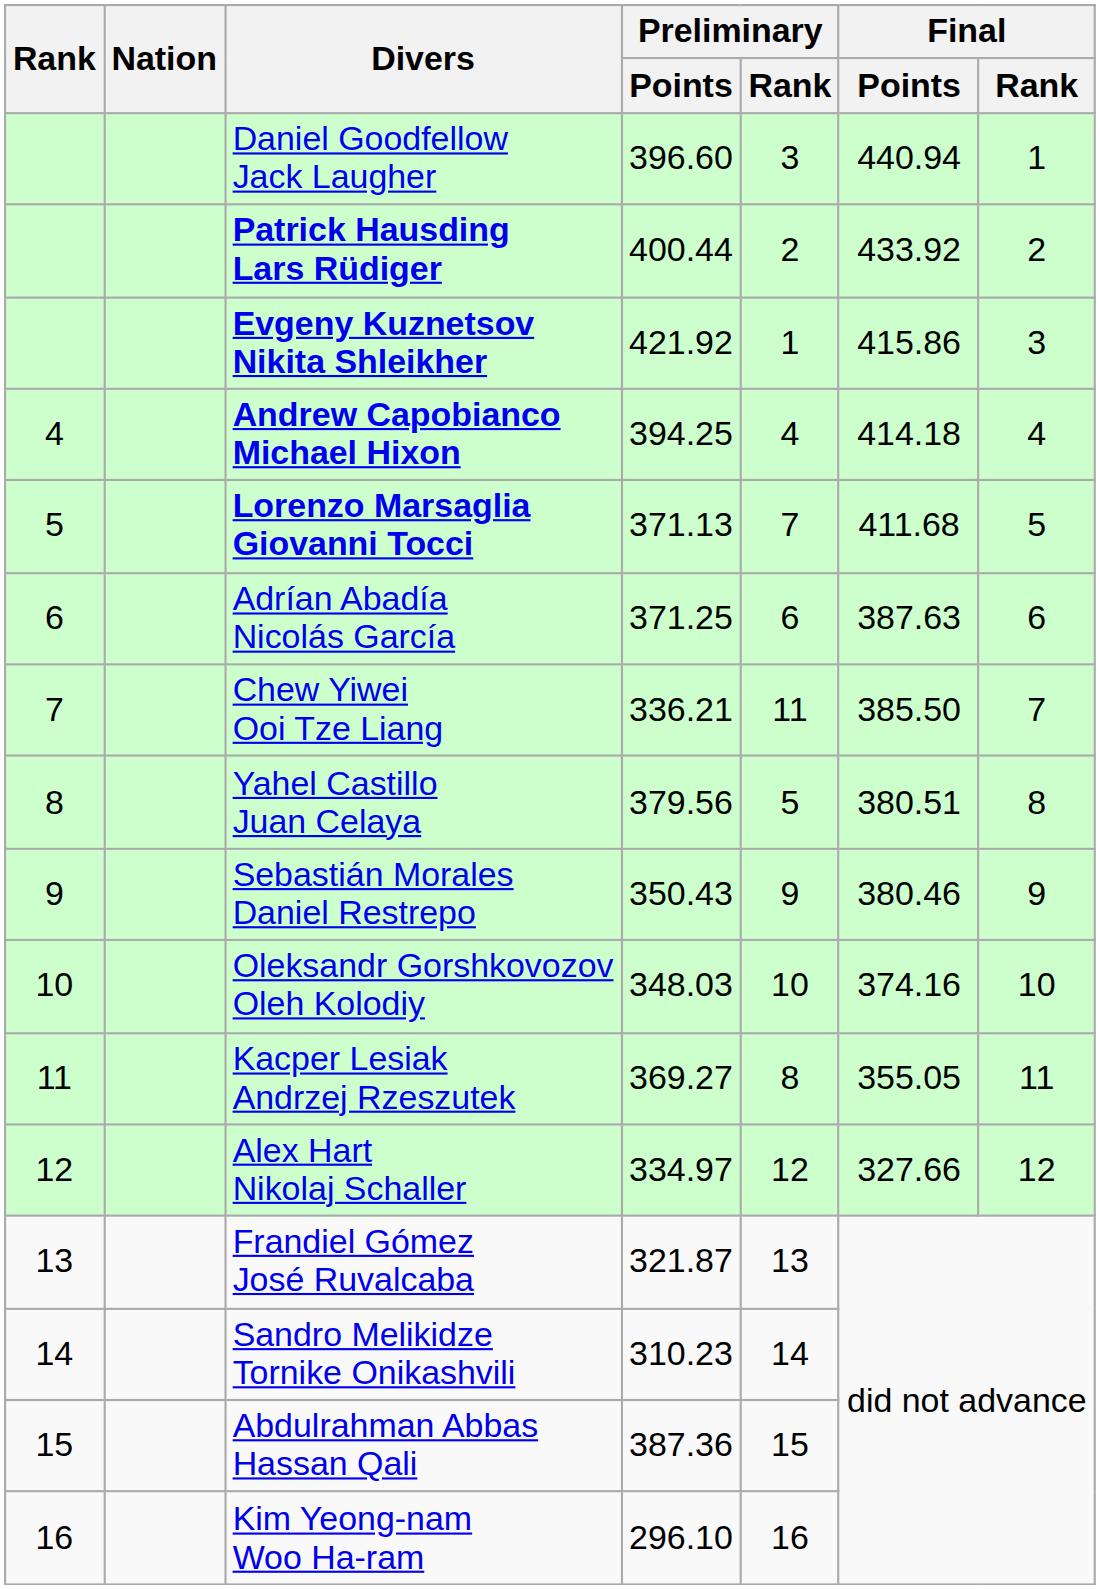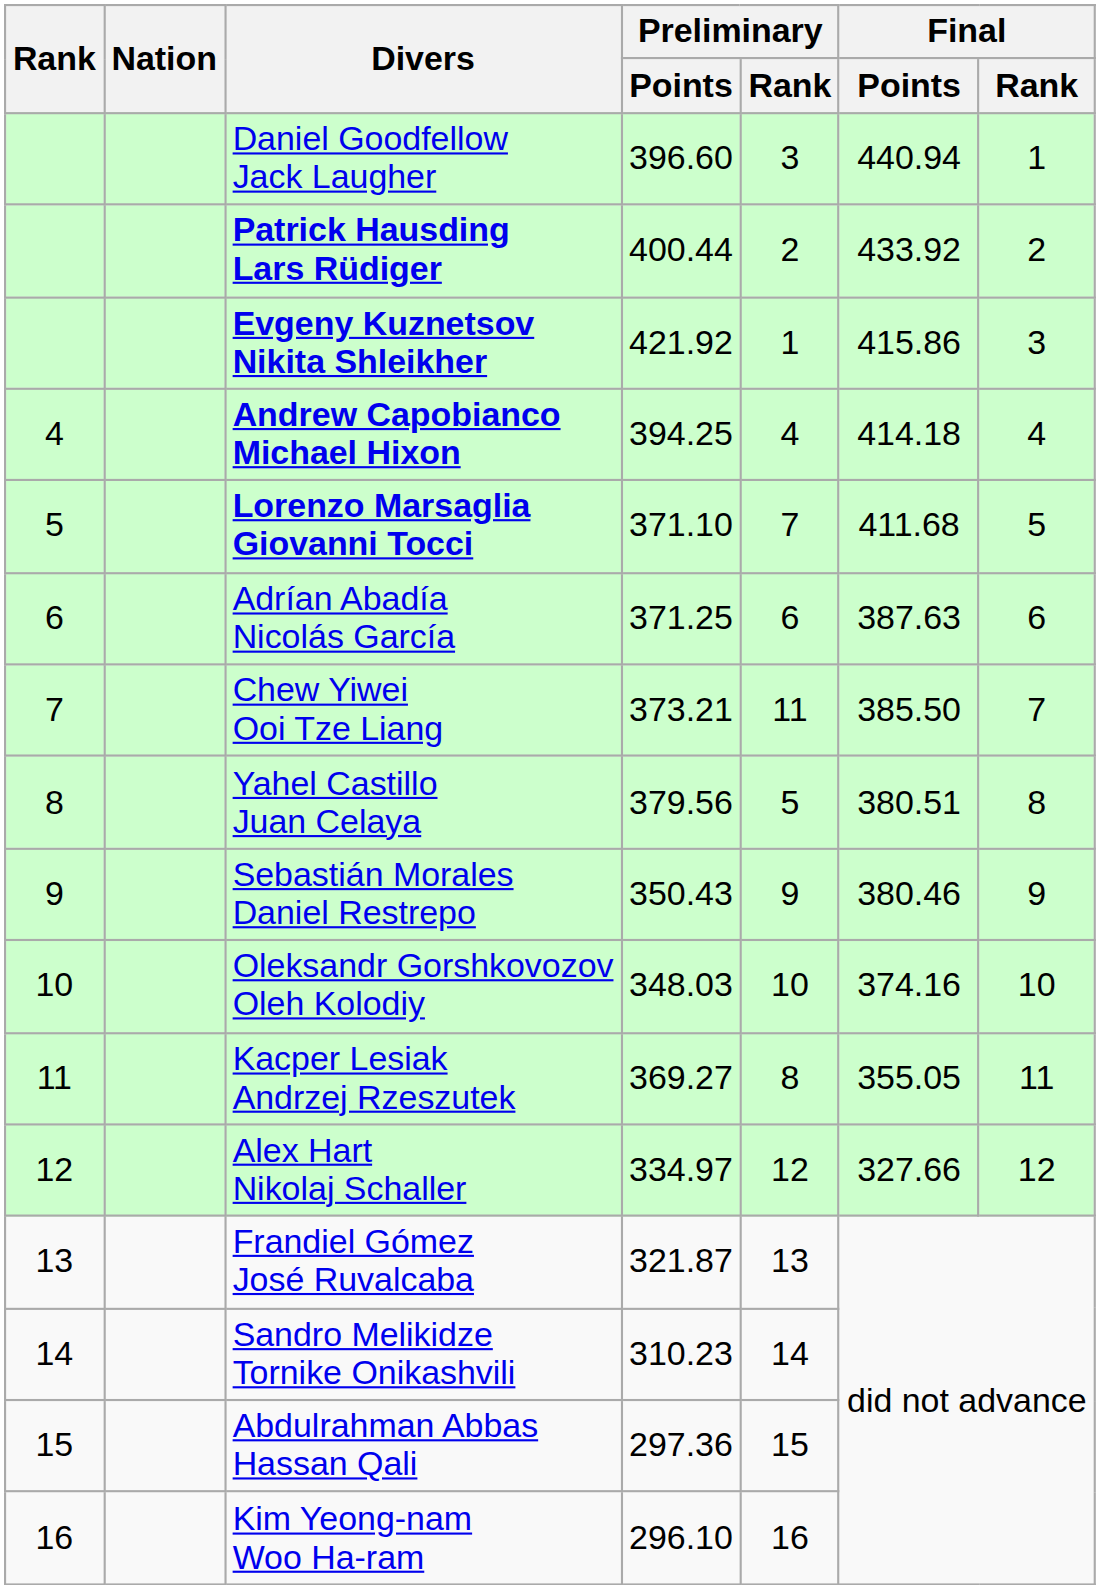(681, 525) 371.13 -> (681, 525) 371.10
(681, 709) 336.21 -> (681, 709) 373.21
(681, 1445) 387.36 -> (681, 1445) 297.36
